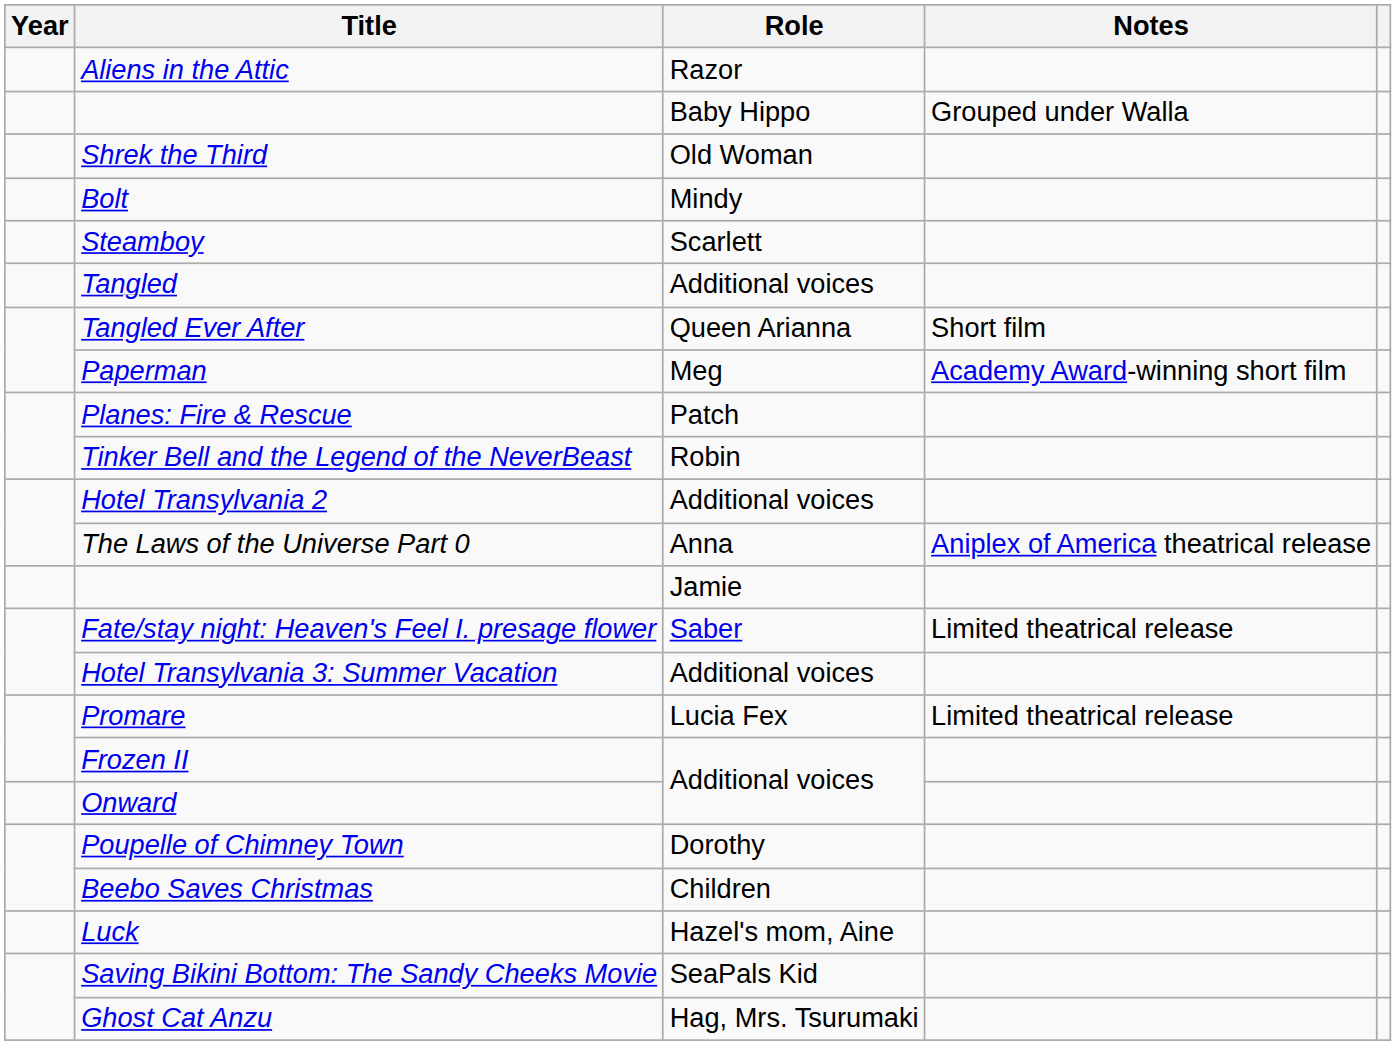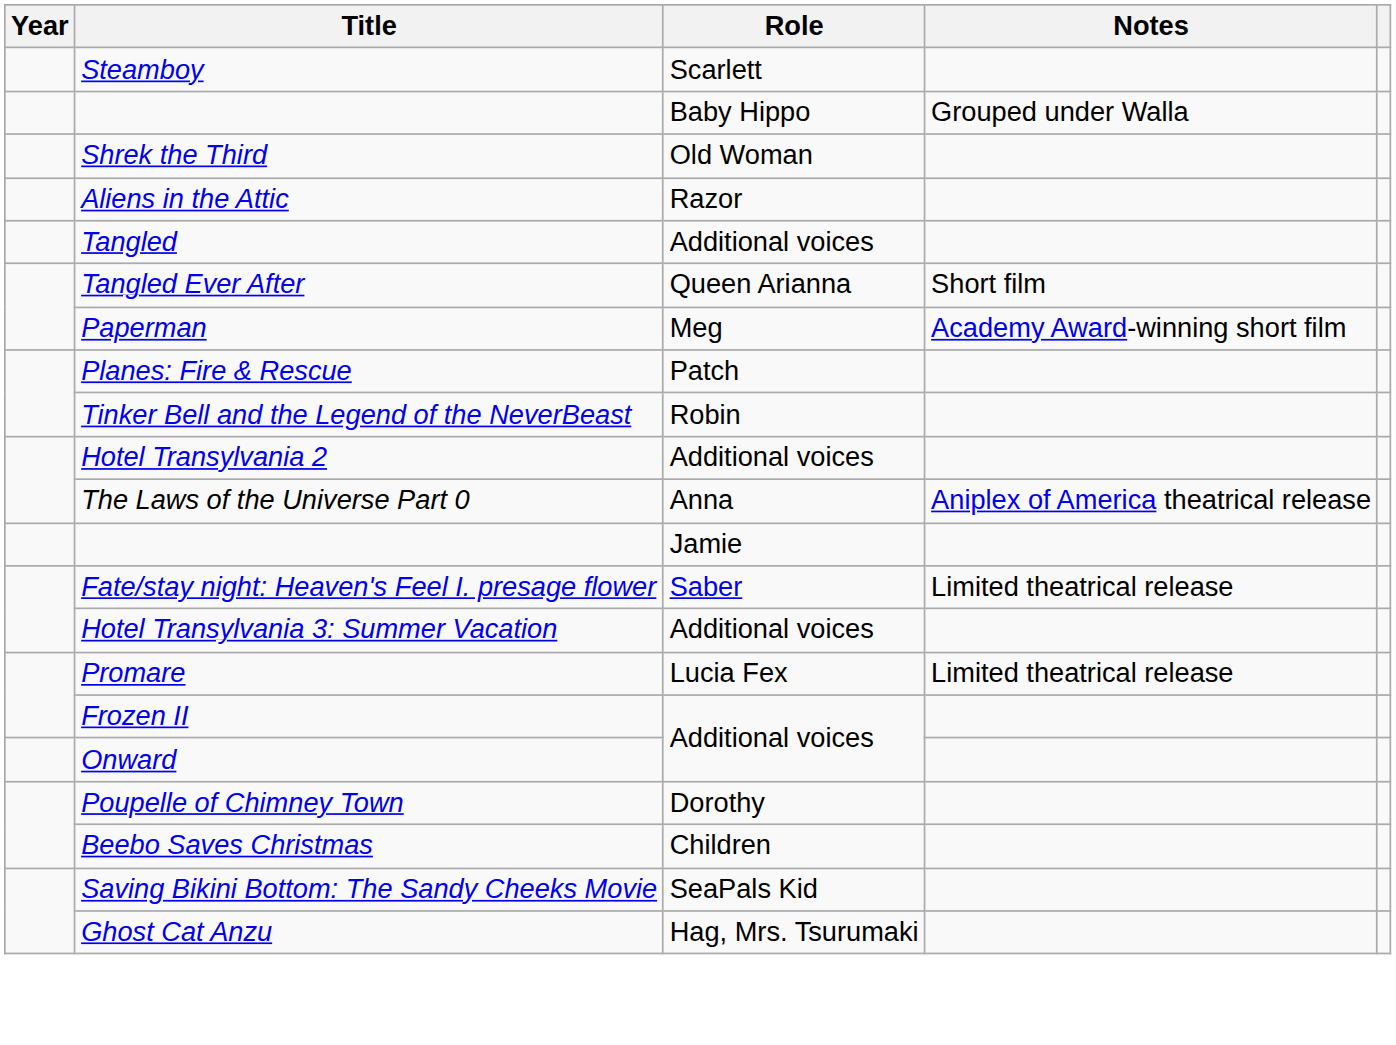rows swapped: (142, 241) <-> (185, 69)
- row: (105, 198)
- row: (110, 931)
